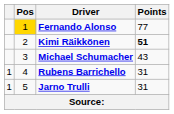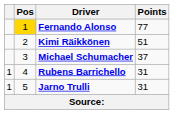(143, 41) bold -> (143, 41) normal
(143, 56) 43 -> (143, 56) 37
